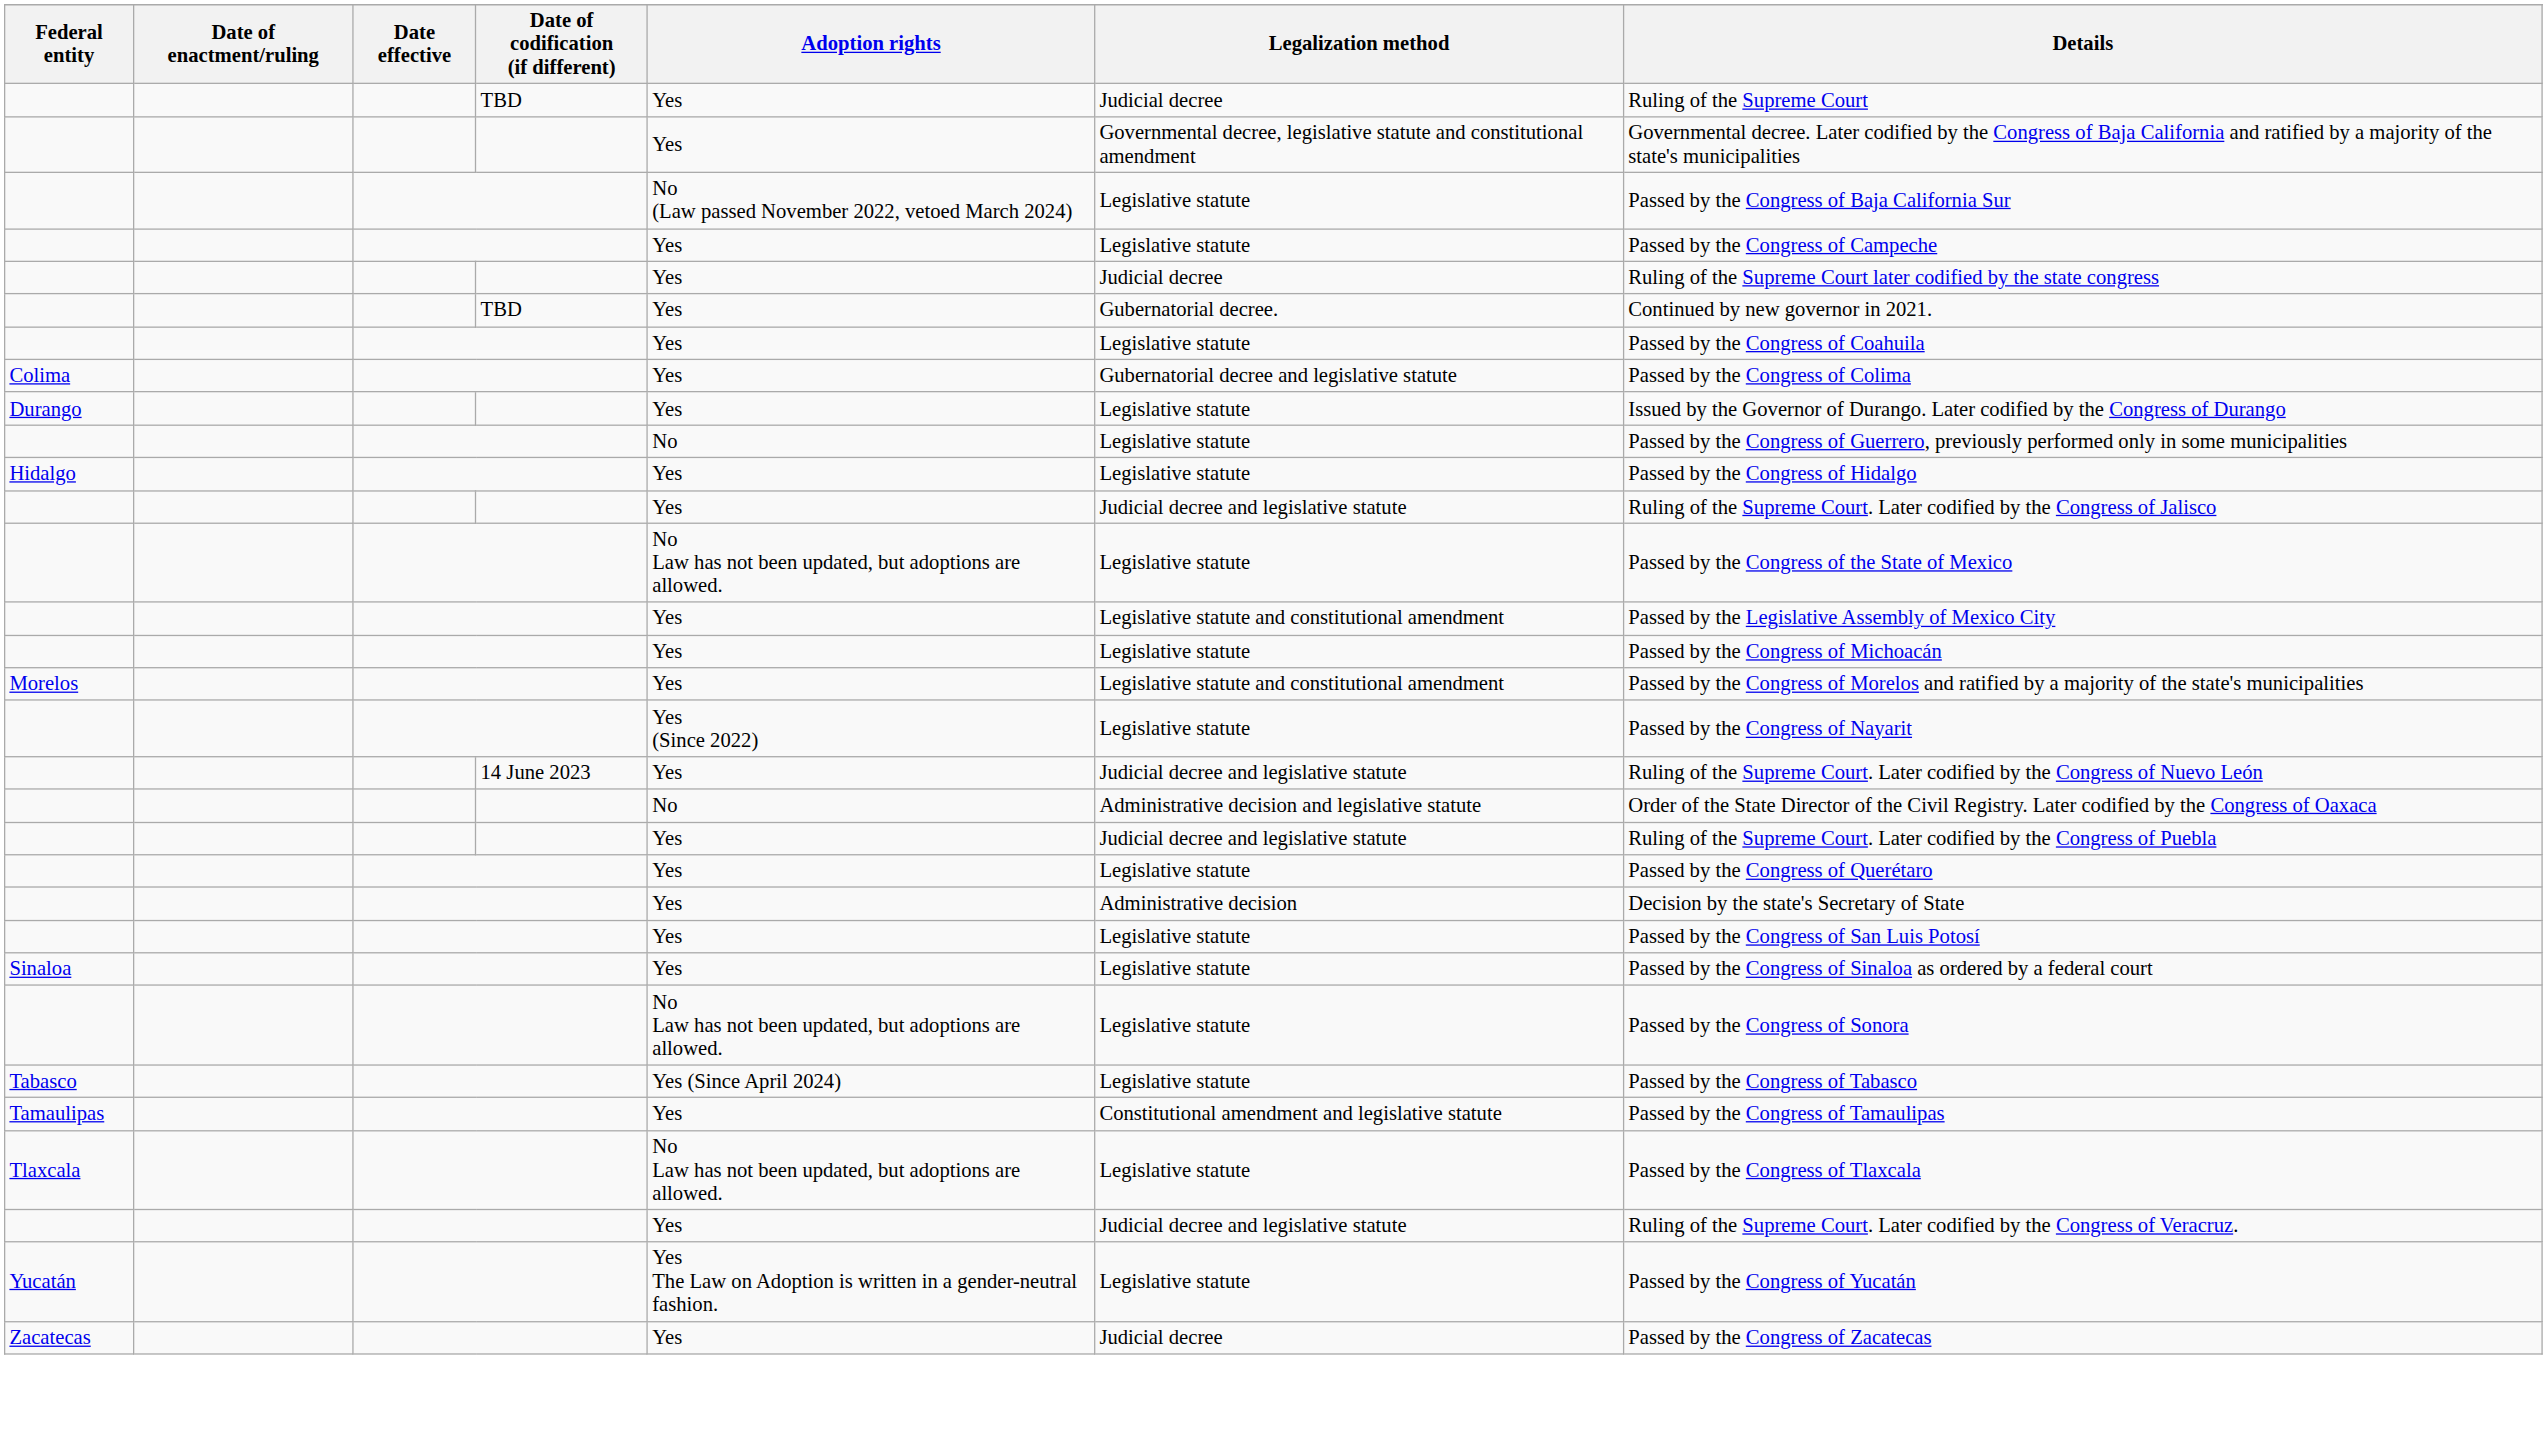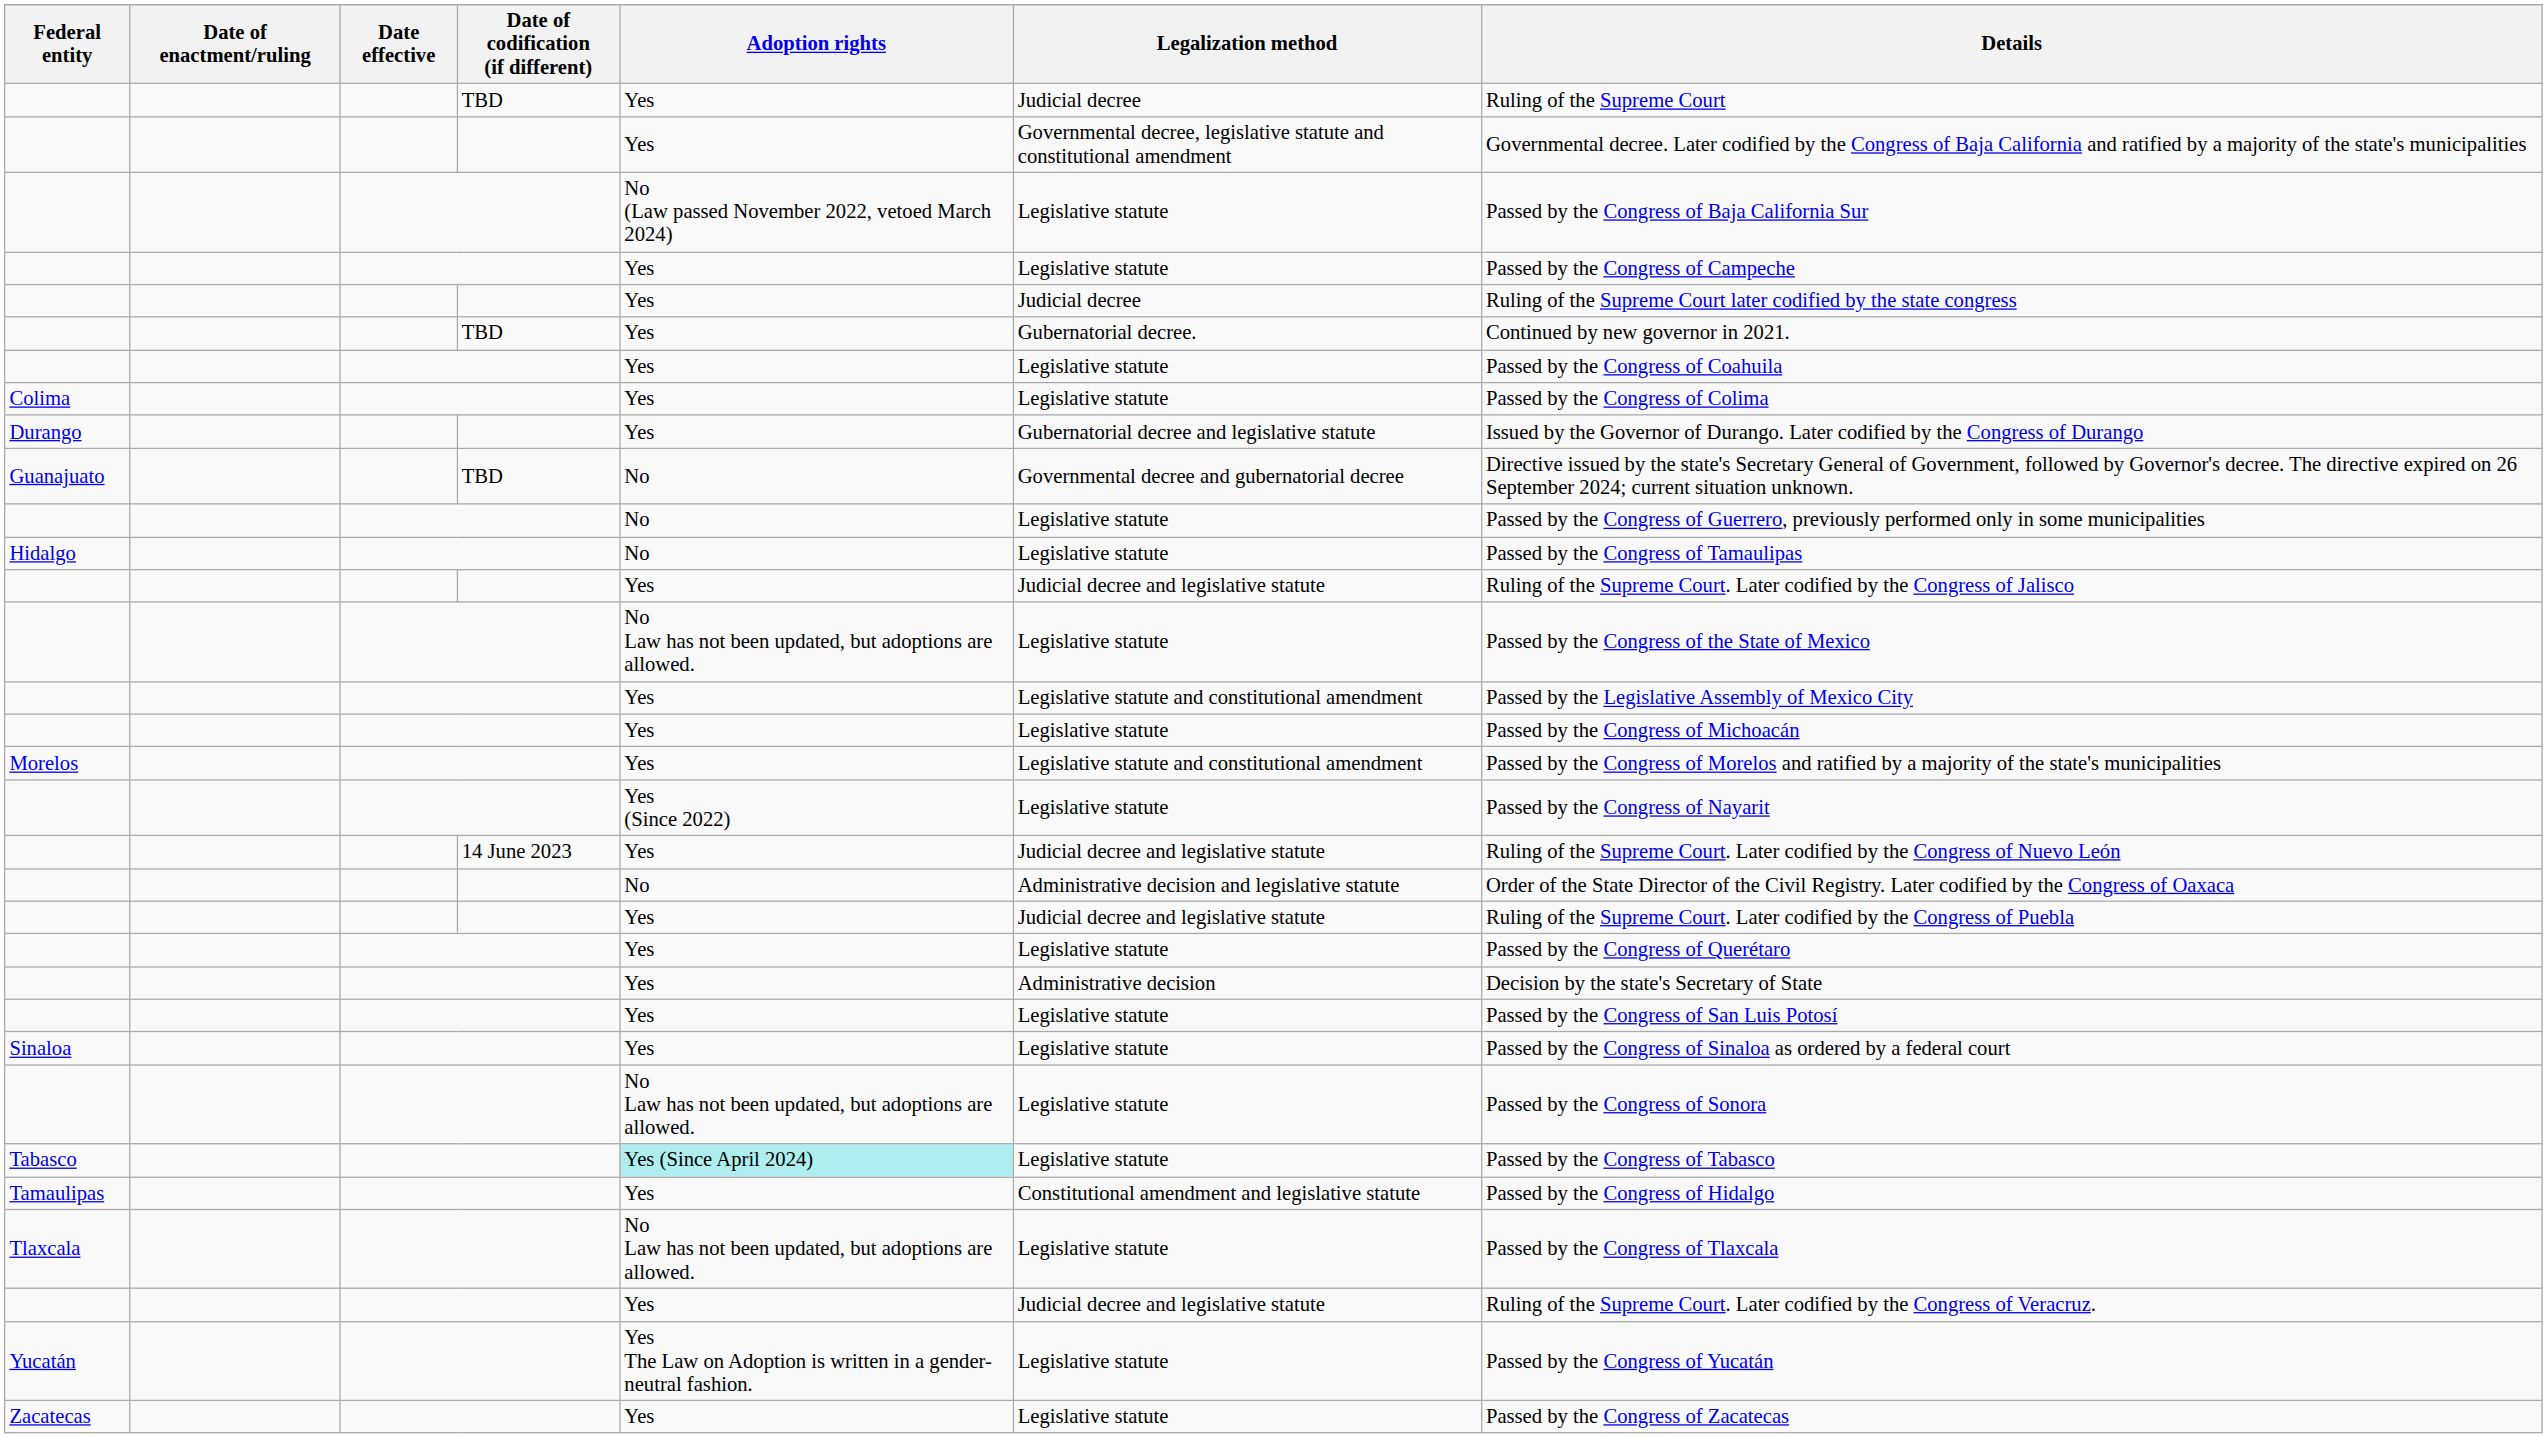(1278, 375) Gubernatorial decree and legislative statute -> (1093, 398) Legislative statute
(1175, 408) Legislative statute -> (1197, 431) Gubernatorial decree and legislative statute
+ row: (57, 475)
(667, 473) Yes -> (637, 552) No
(1772, 473) Passed by the Congress of Hidalgo -> (1644, 552) Passed by the Congress of Tamaulipas
(747, 1080) no background -> (719, 1160) paleturquoise background
(1786, 1113) Passed by the Congress of Tamaulipas -> (1630, 1192) Passed by the Congress of Hidalgo
(1161, 1337) Judicial decree -> (1093, 1416) Legislative statute
